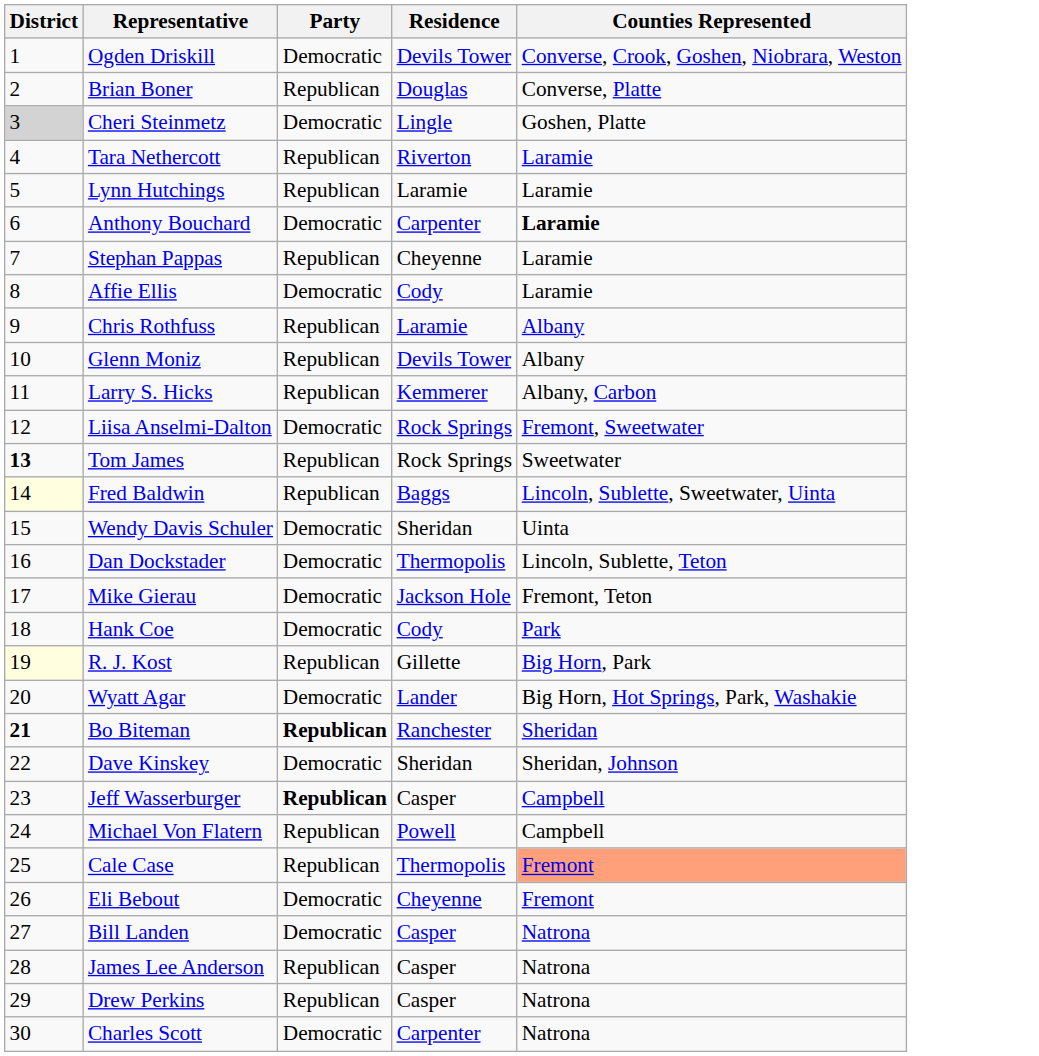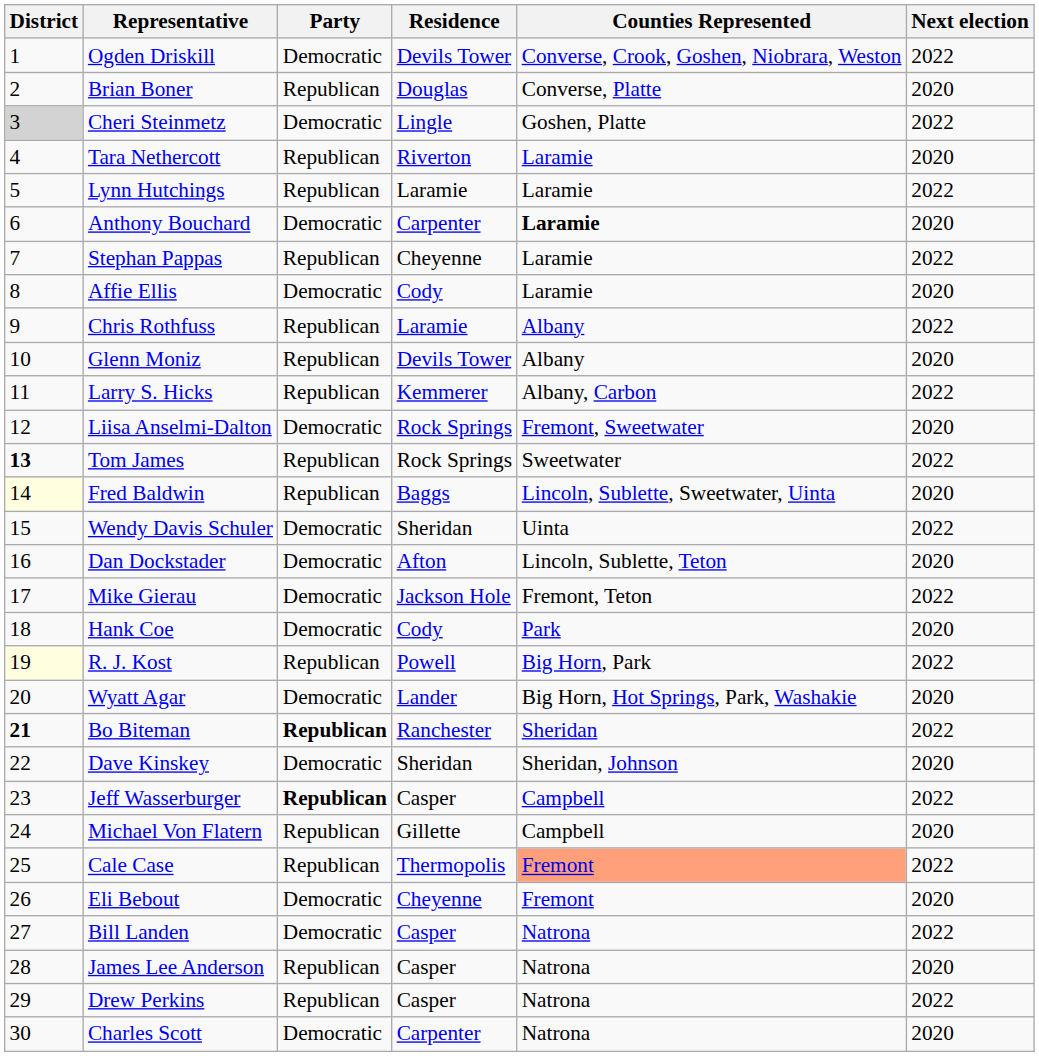+ column: (970, 21)
(451, 561) Thermopolis -> (421, 561) Afton
(429, 662) Gillette -> (426, 662) Powell
(426, 831) Powell -> (429, 831) Gillette
